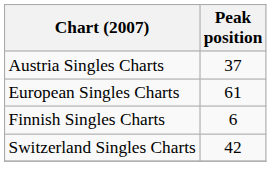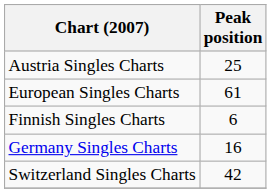(233, 65) 37 -> (233, 65) 25
+ row: (93, 147)
